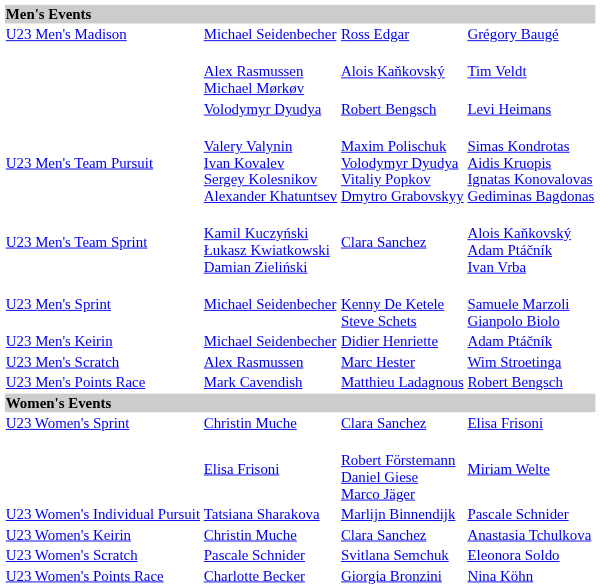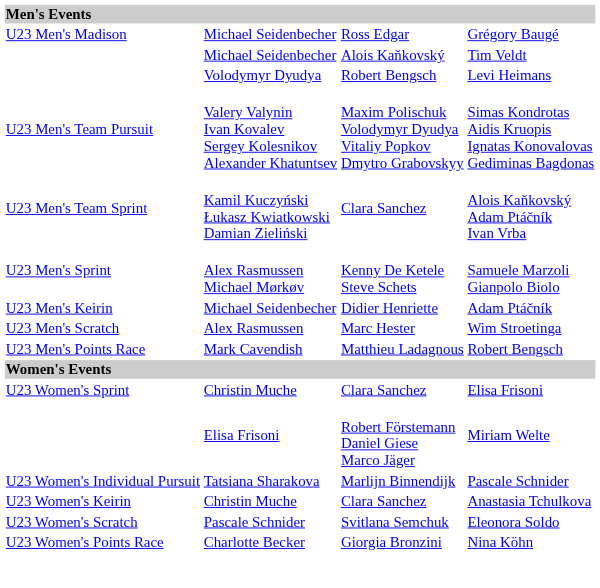(254, 80) Alex Rasmussen Michael Mørkøv -> (270, 55) Michael Seidenbecher
(270, 304) Michael Seidenbecher -> (254, 279) Alex Rasmussen Michael Mørkøv
